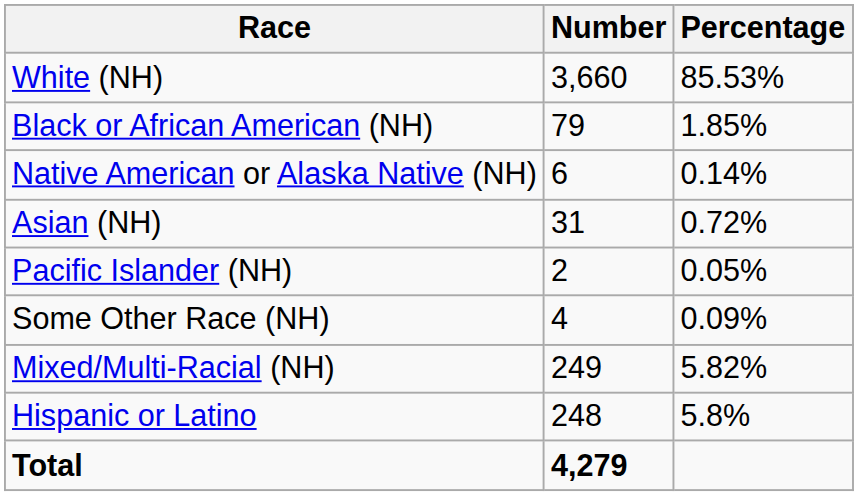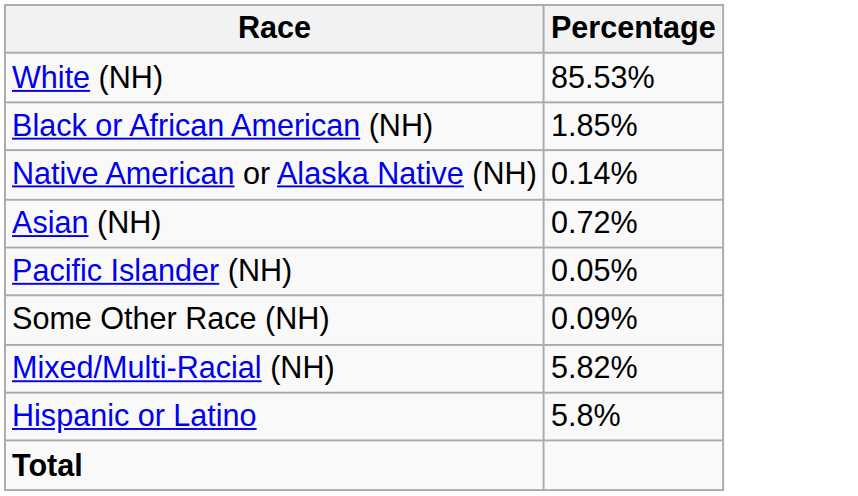- column: (609, 28)
